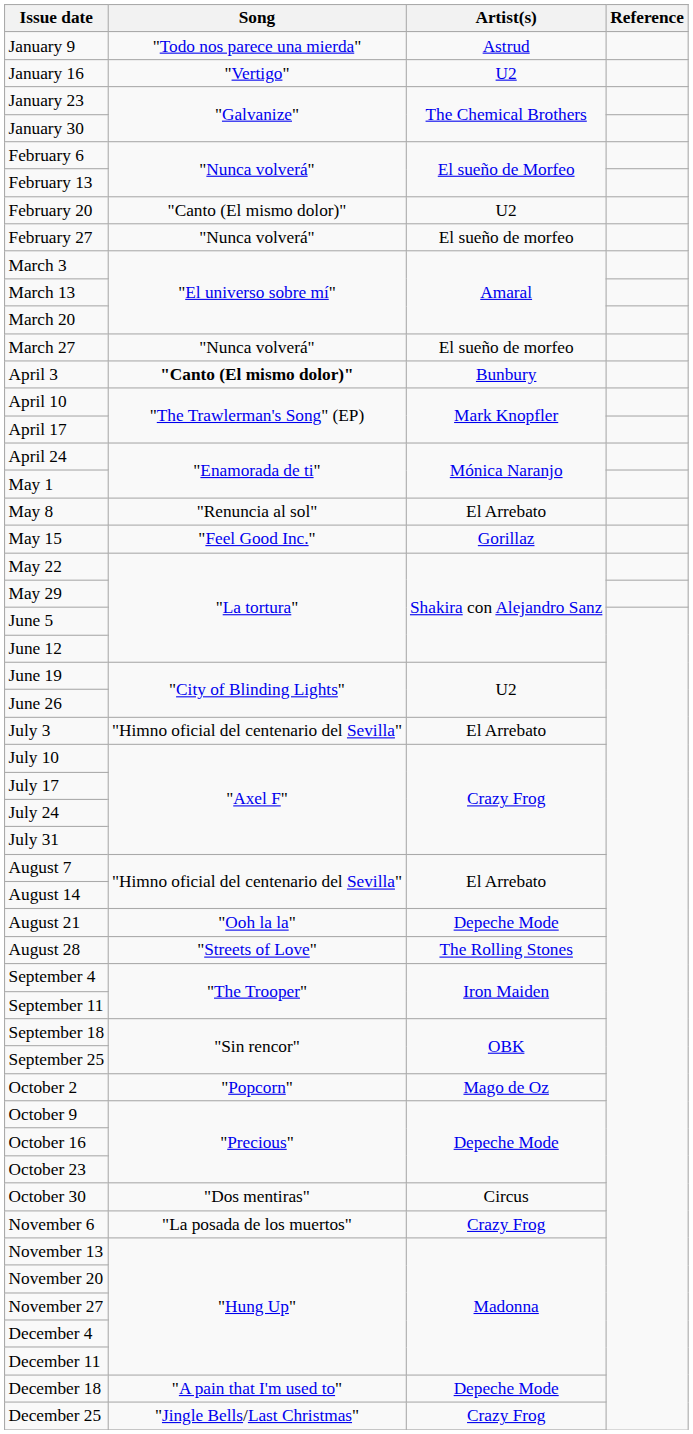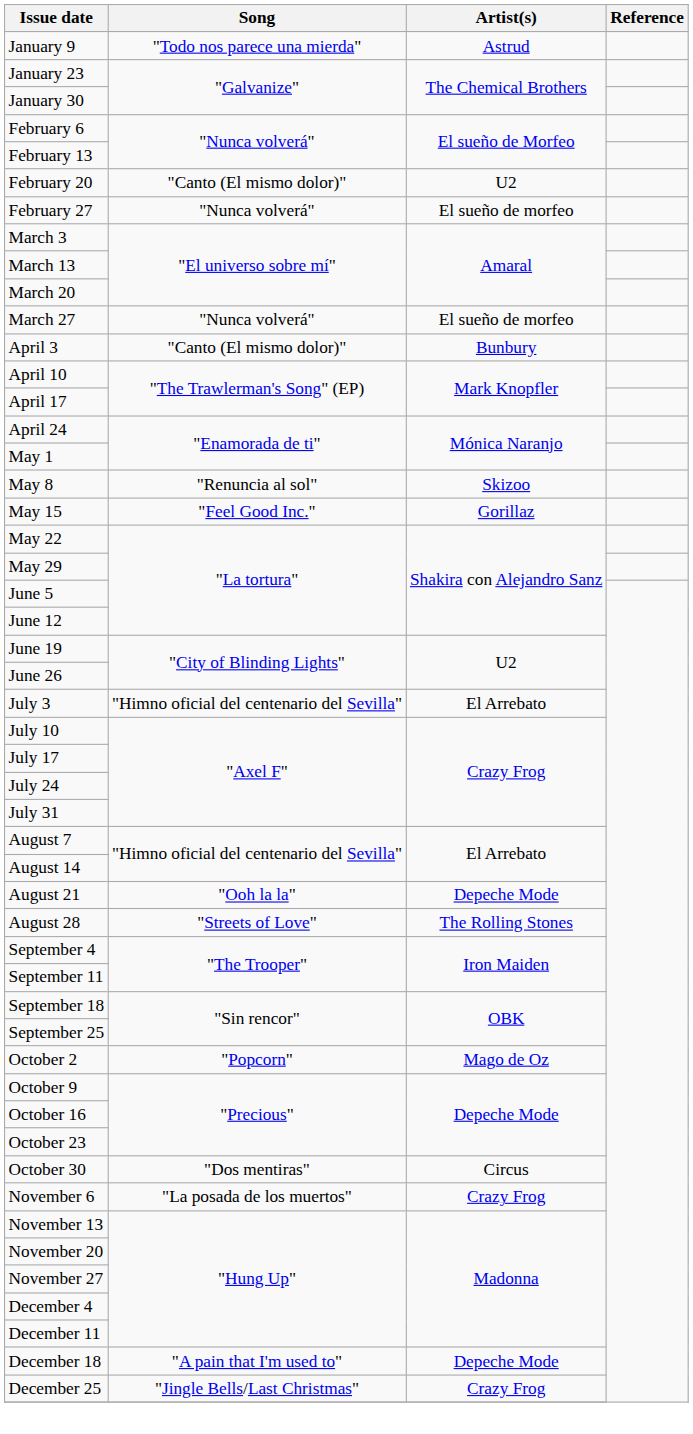- row: (46, 73)
(257, 374) bold -> (257, 347) normal
(506, 511) El Arrebato -> (506, 484) Skizoo
